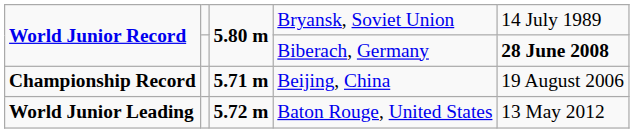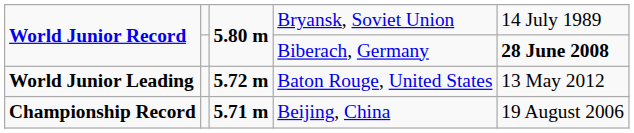rows swapped: (102, 81) <-> (101, 111)
